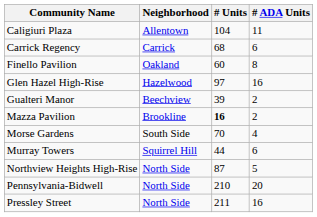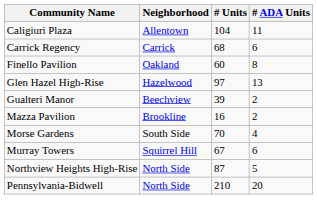(257, 82) 16 -> (257, 82) 13
(219, 116) bold -> (219, 116) normal
(219, 151) 44 -> (219, 151) 67
- row: (39, 202)
